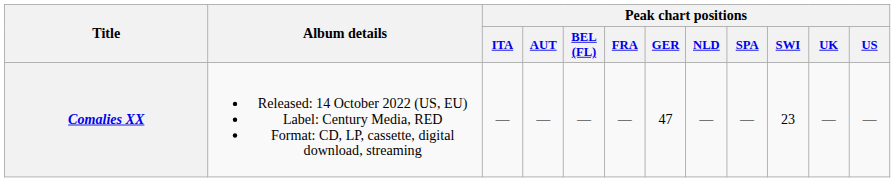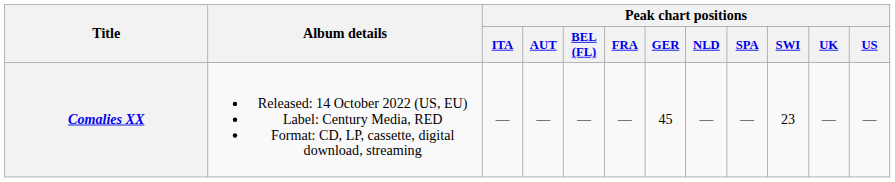(666, 119) 47 -> (666, 119) 45
